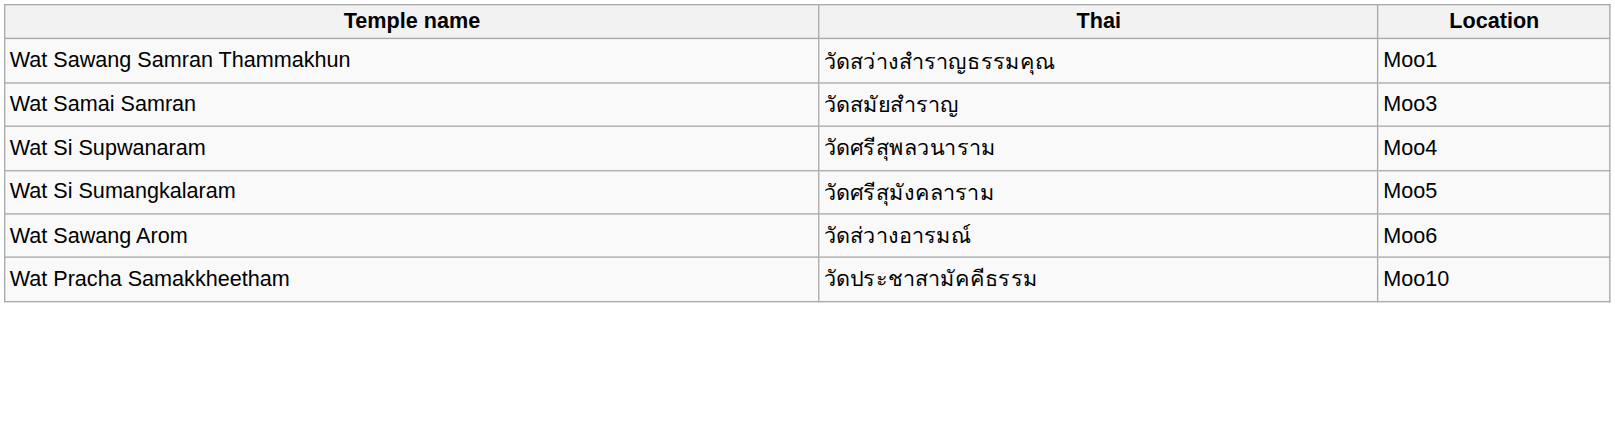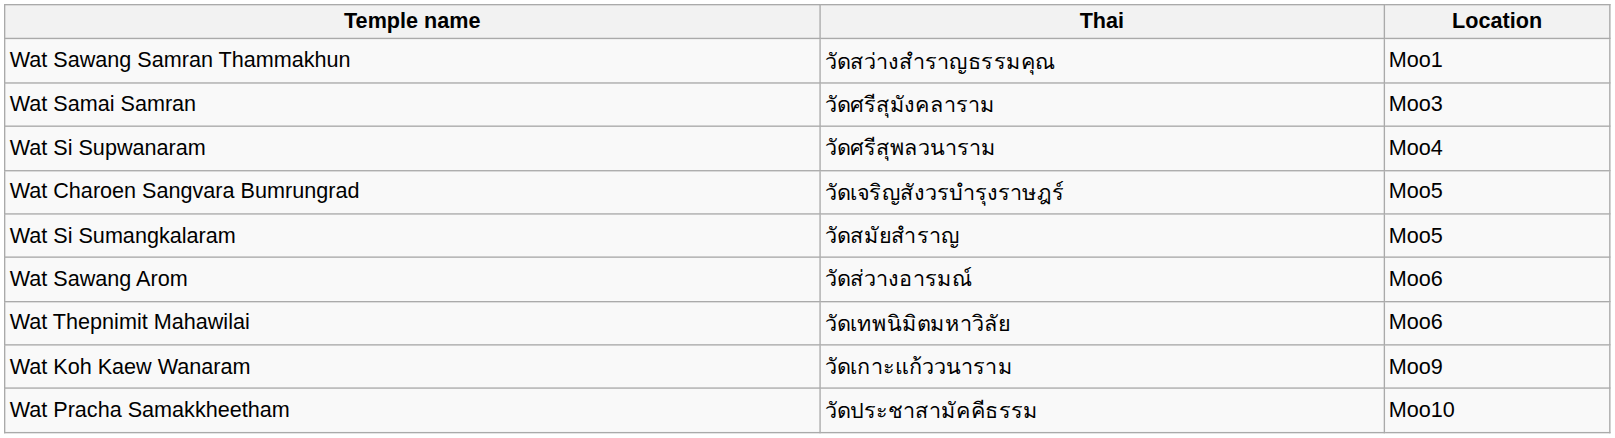(892, 104) วัดสมัยสำราญ -> (910, 104) วัดศรีสุมังคลาราม
+ row: (185, 191)
(909, 192) วัดศรีสุมังคลาราม -> (892, 236) วัดสมัยสำราญ
+ row: (130, 322)
+ row: (130, 366)
